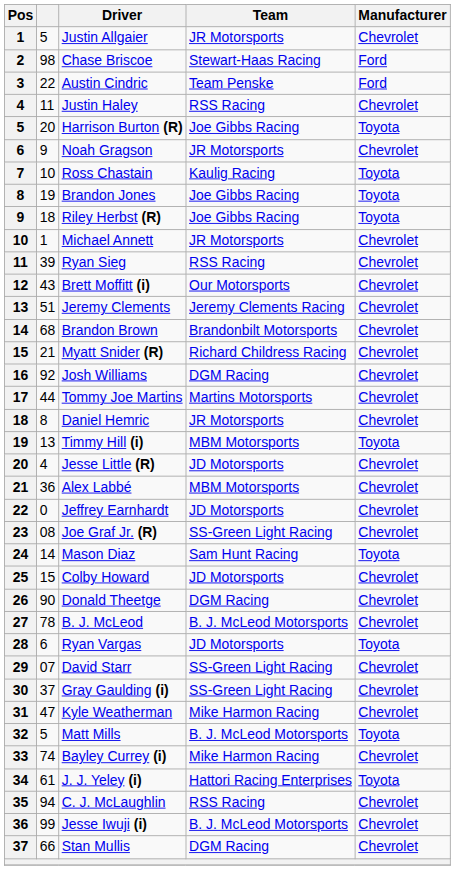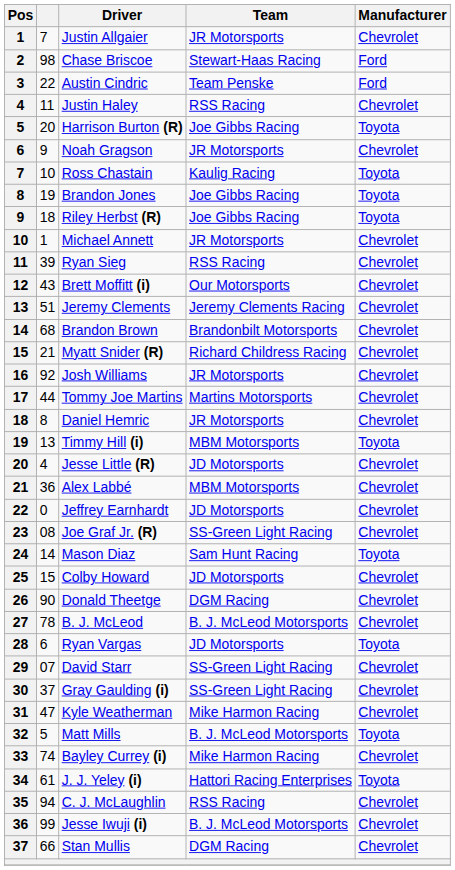(44, 37) 5 -> (44, 37) 7
(229, 374) DGM Racing -> (236, 374) JR Motorsports
